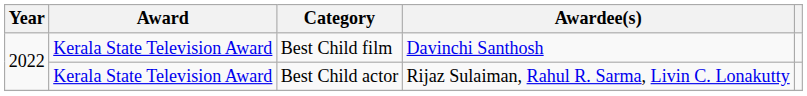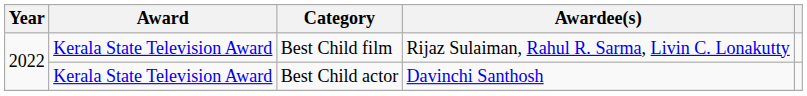(475, 47) Davinchi Santhosh -> (598, 47) Rijaz Sulaiman, Rahul R. Sarma, Livin C. Lonakutty
(598, 76) Rijaz Sulaiman, Rahul R. Sarma, Livin C. Lonakutty -> (475, 76) Davinchi Santhosh
